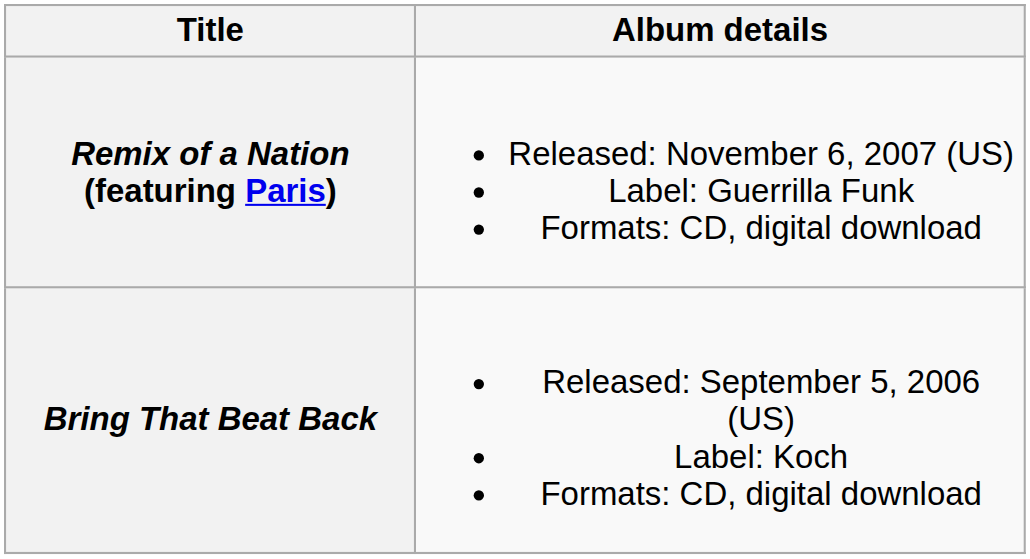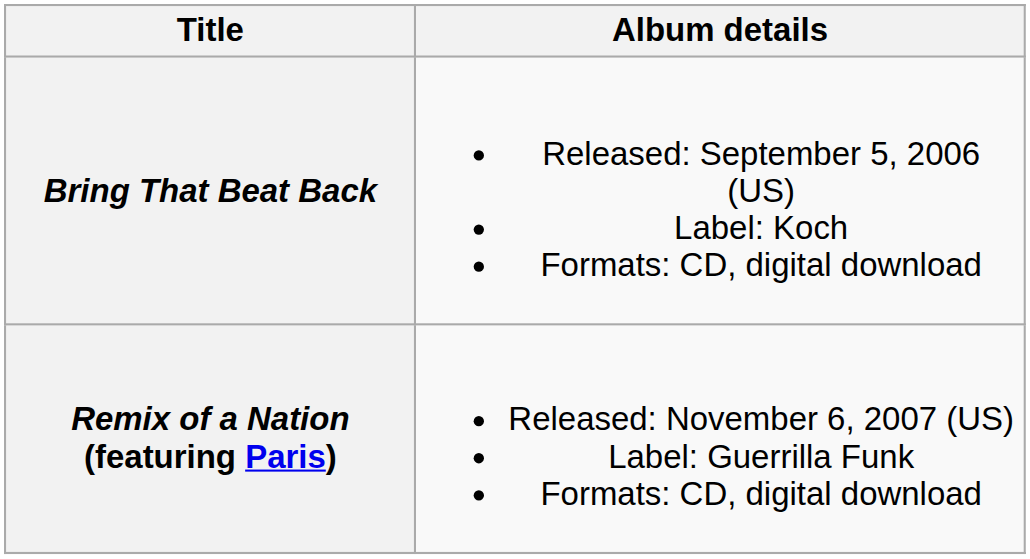rows swapped: (210, 419) <-> (210, 171)
